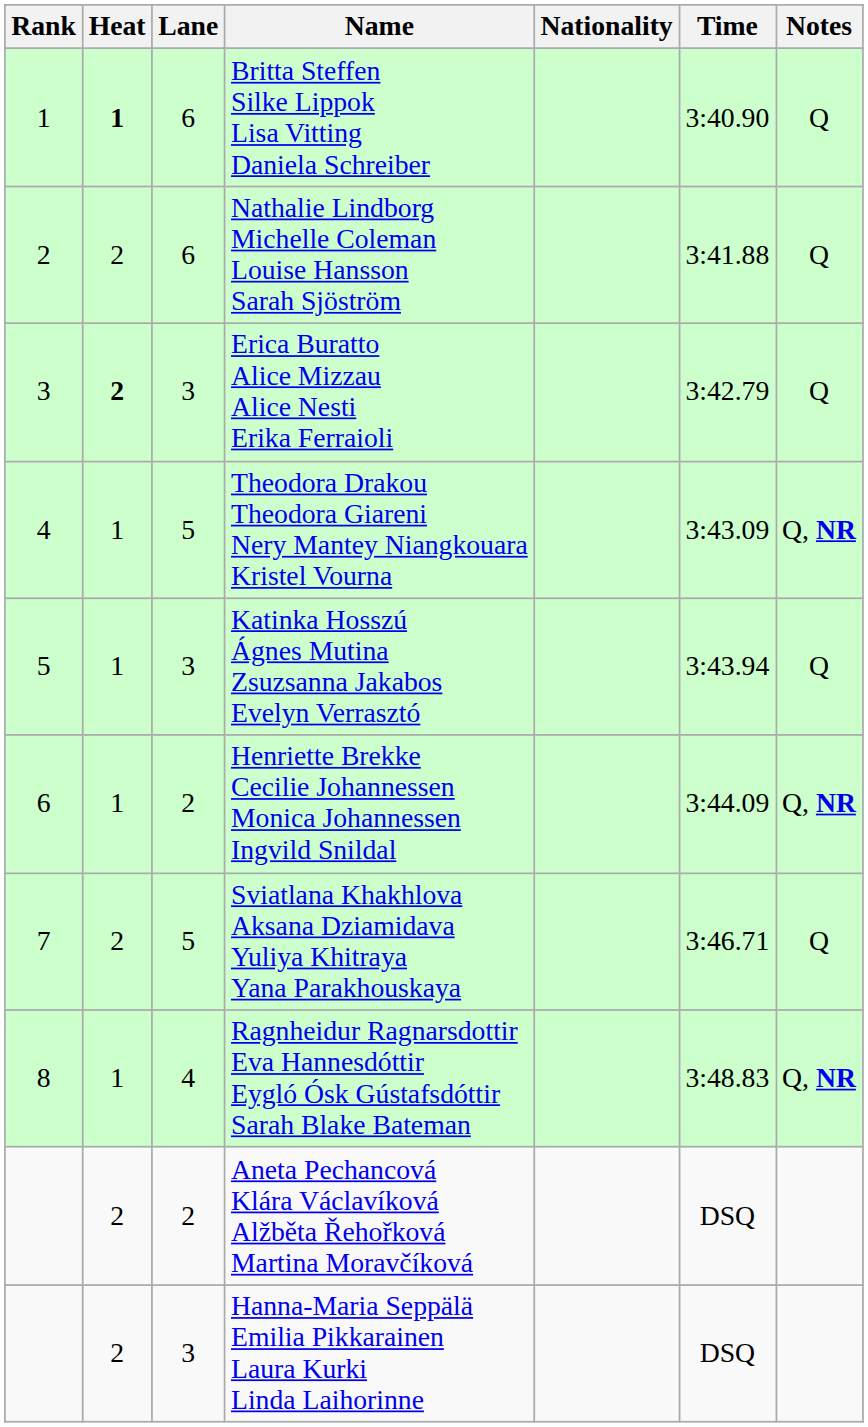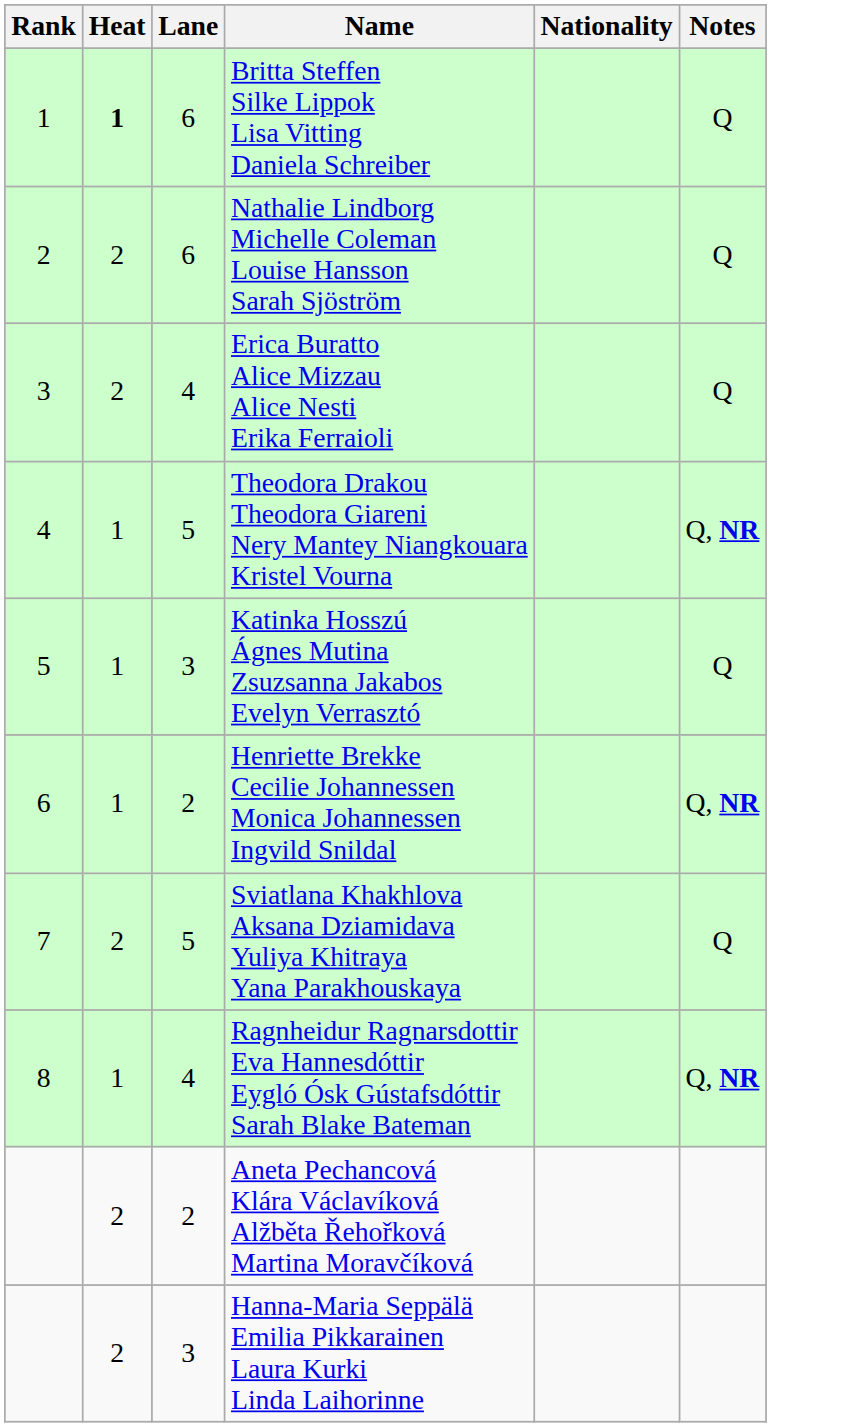- column: (727, 26)
(117, 391) bold -> (117, 391) normal
(188, 391) 3 -> (188, 391) 4
